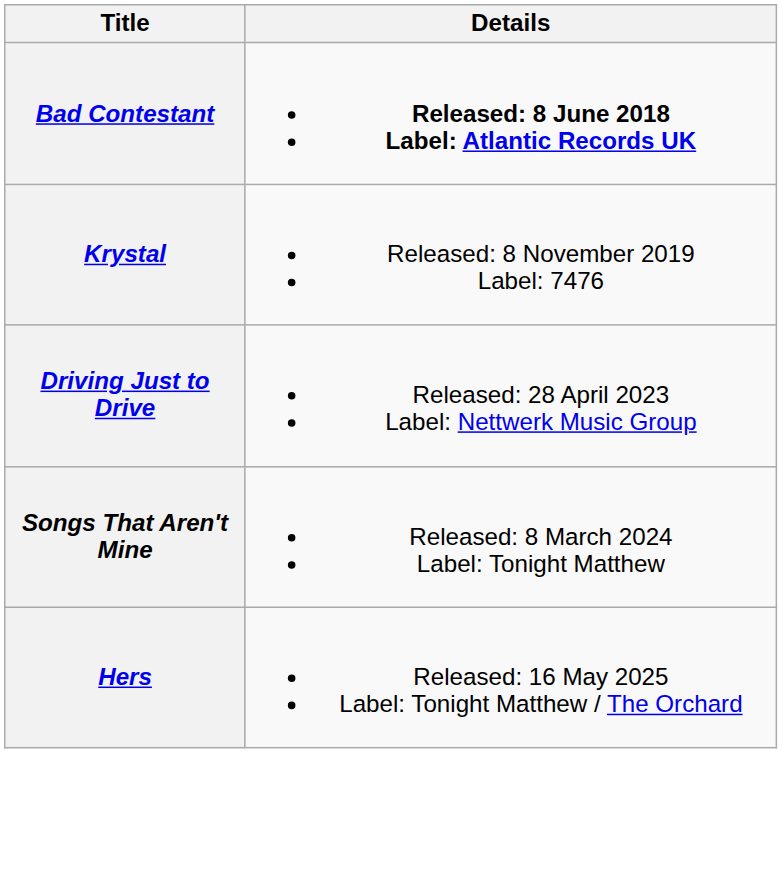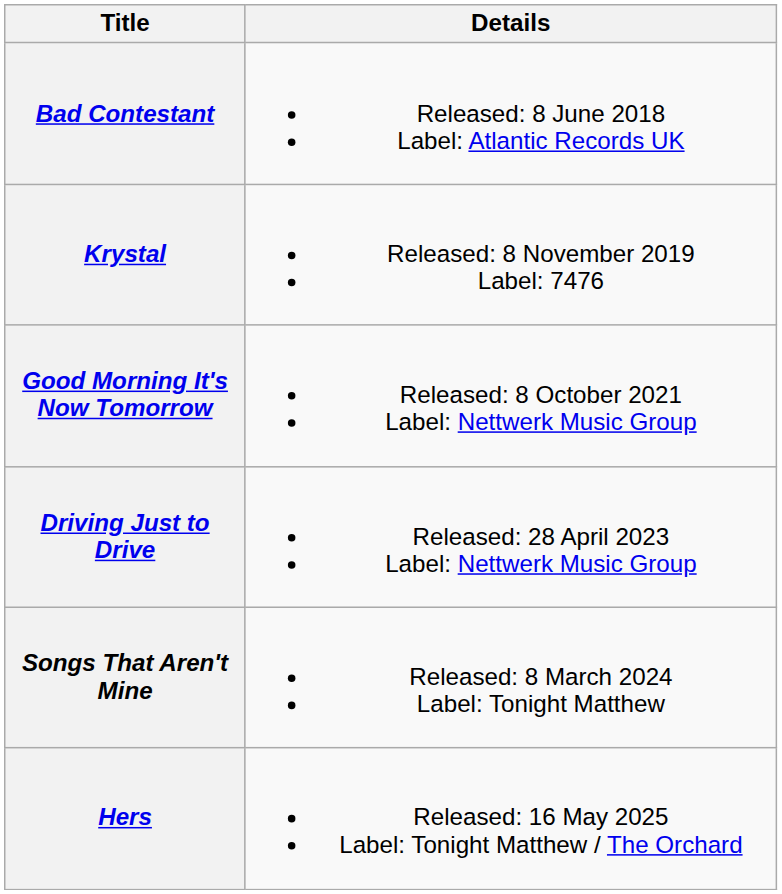(511, 127) bold -> (511, 127) normal
+ row: (125, 395)
